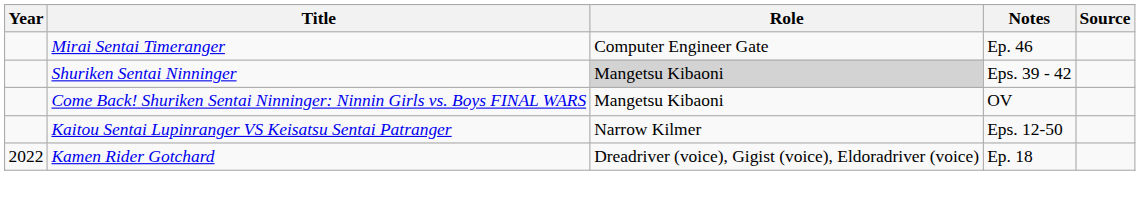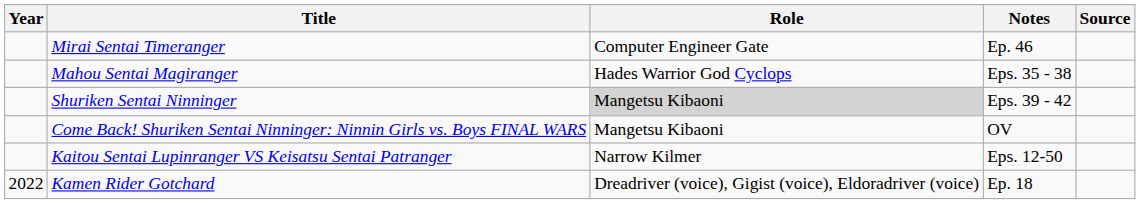+ row: (144, 73)
